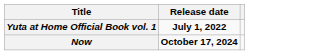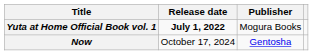+ column: (270, 12)
(199, 42) bold -> (198, 42) normal
